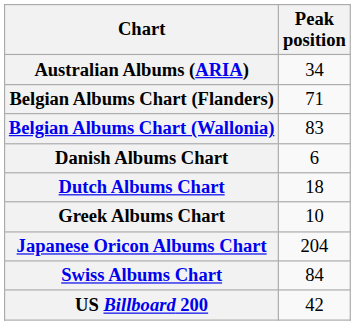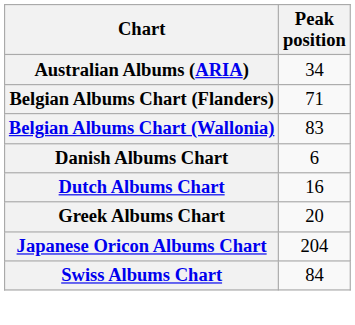(314, 187) 18 -> (314, 187) 16
(314, 216) 10 -> (314, 216) 20
- row: (142, 305)
